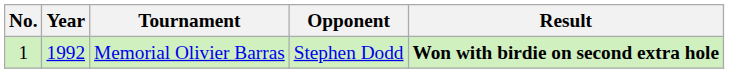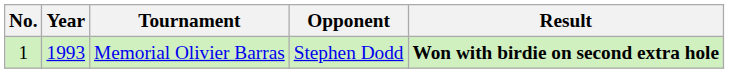(66, 52) 1992 -> (66, 52) 1993
